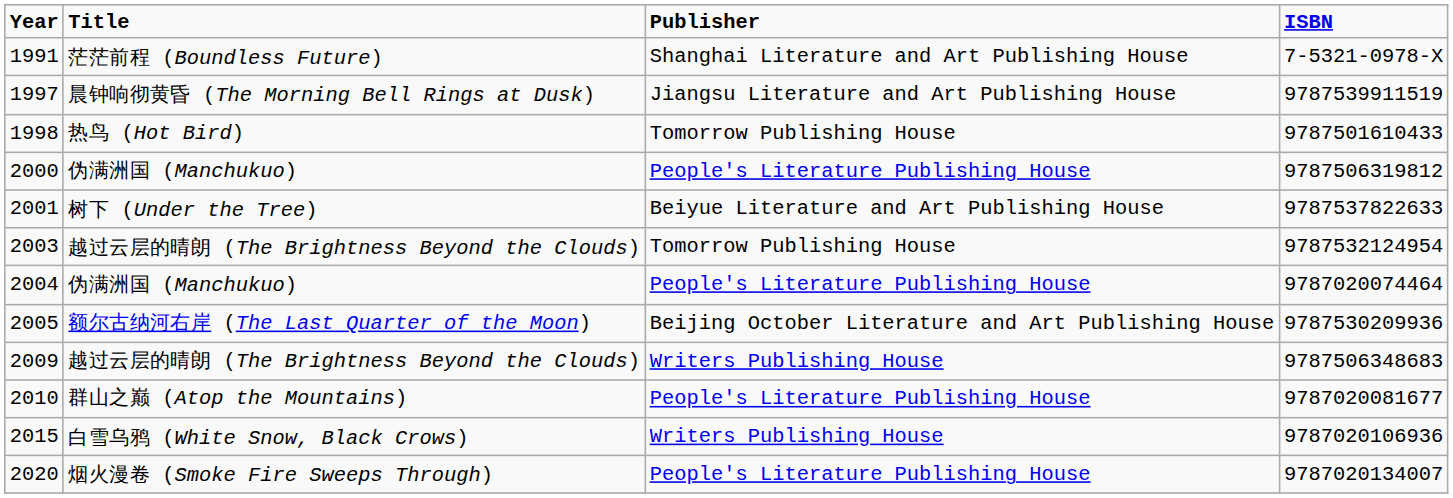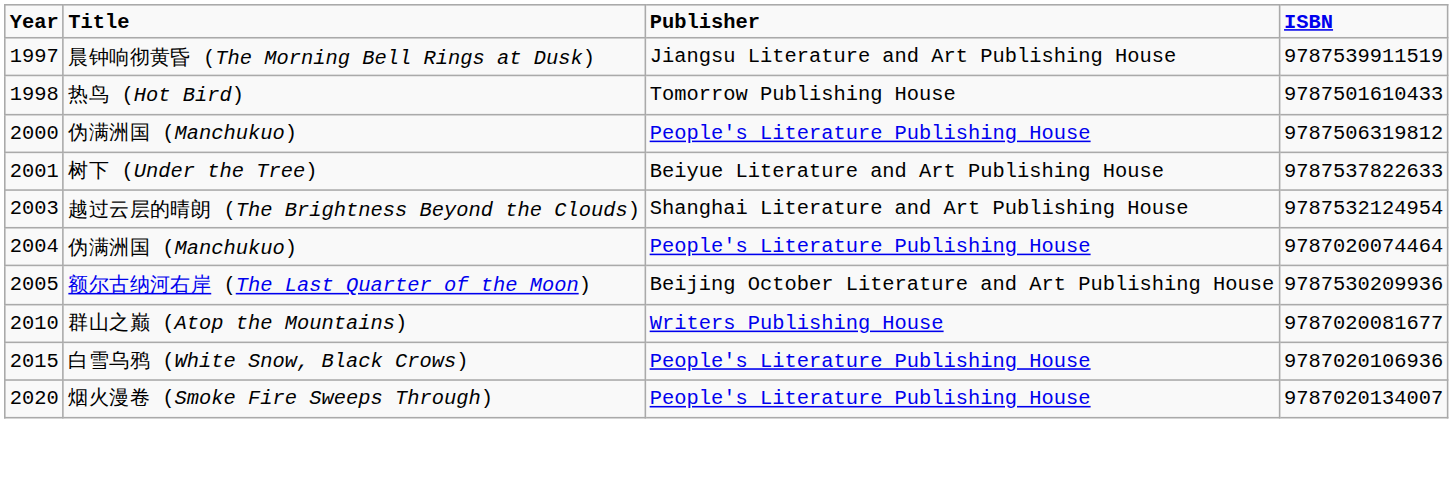- row: (34, 57)
(803, 247) Tomorrow Publishing House -> (919, 209) Shanghai Literature and Art Publishing House
- row: (34, 361)
(870, 399) People's Literature Publishing House -> (797, 323) Writers Publishing House
(797, 437) Writers Publishing House -> (870, 361) People's Literature Publishing House
